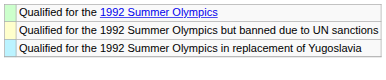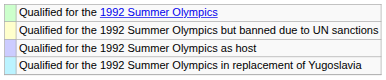+ row: (138, 48)
